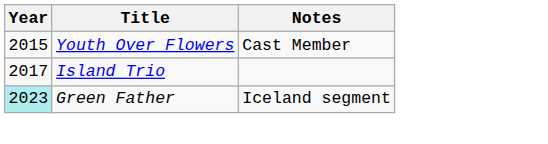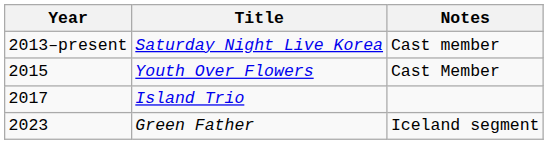+ row: (259, 45)
(28, 99) paleturquoise background -> (28, 126) no background
